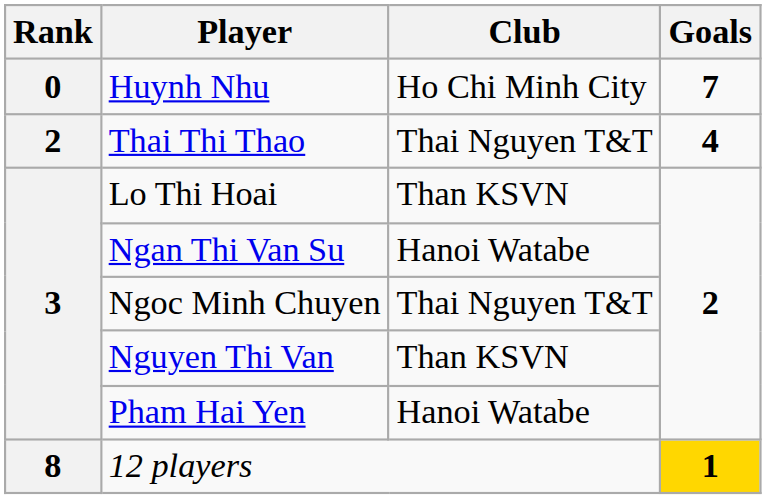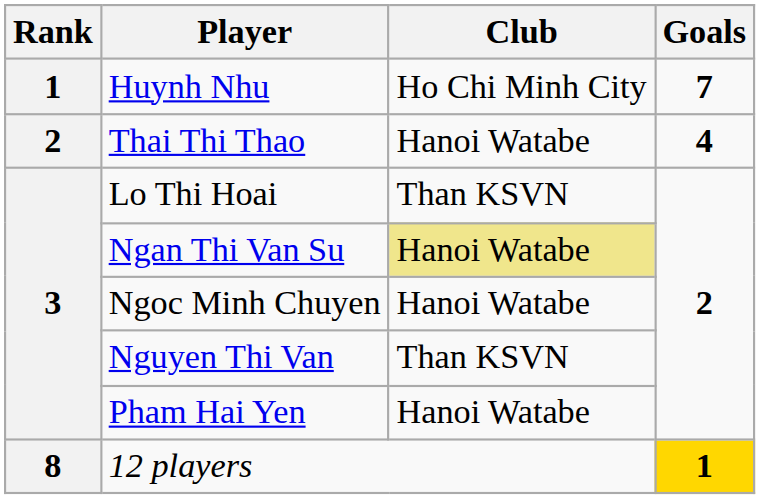(53, 85) 0 -> (53, 85) 1
(525, 140) Thai Nguyen T&T -> (493, 140) Hanoi Watabe
(493, 248) no background -> (493, 248) khaki background
(525, 303) Thai Nguyen T&T -> (493, 303) Hanoi Watabe
